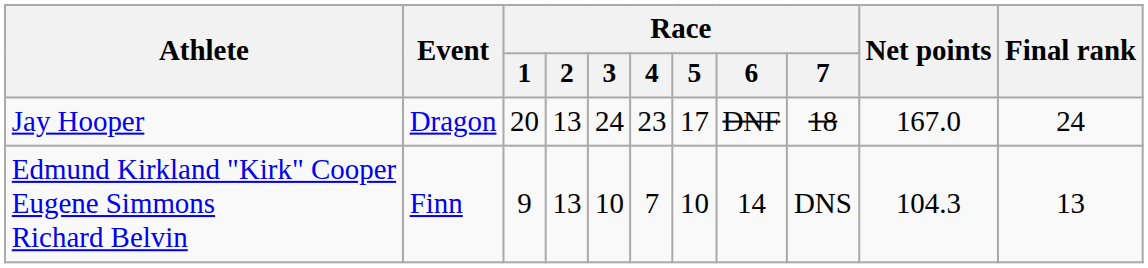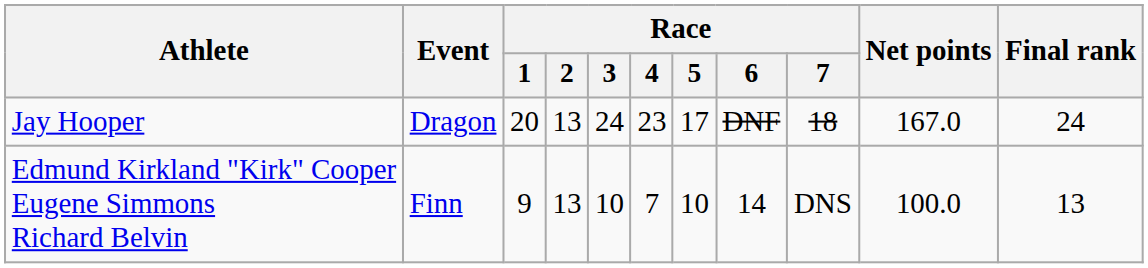(928, 203) 104.3 -> (928, 203) 100.0
